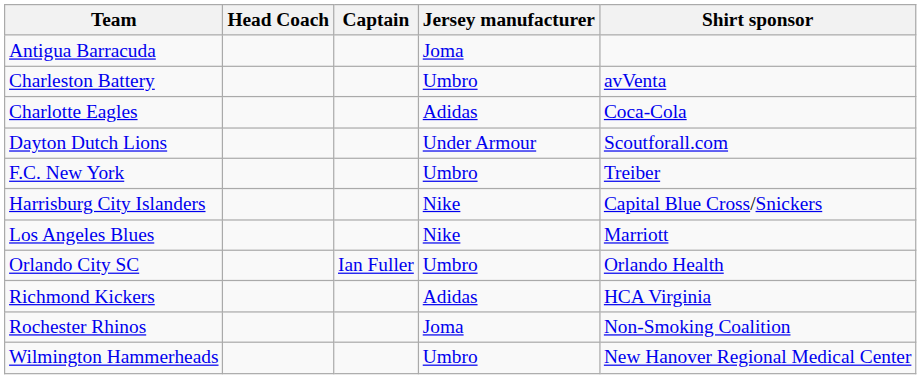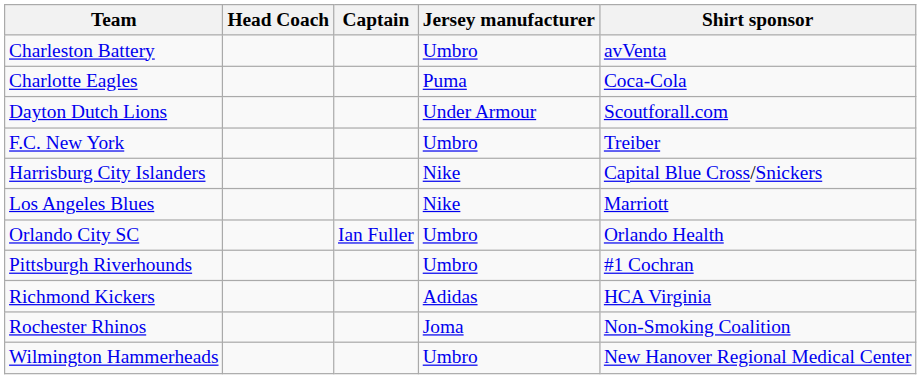- row: (82, 50)
(450, 111) Adidas -> (445, 81) Puma
+ row: (101, 265)
